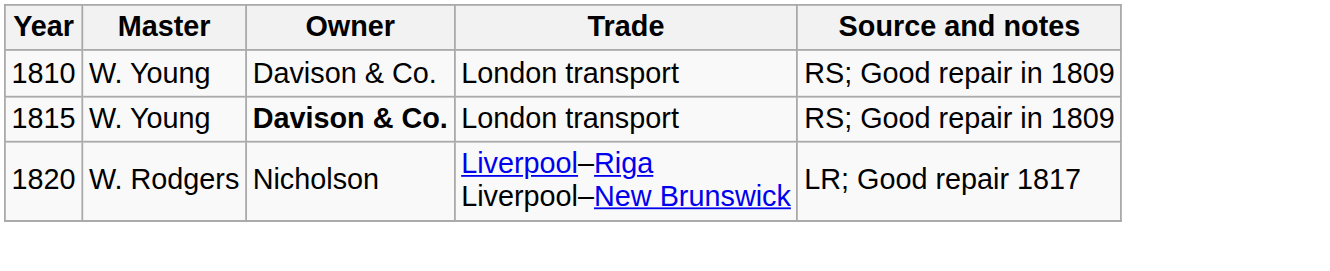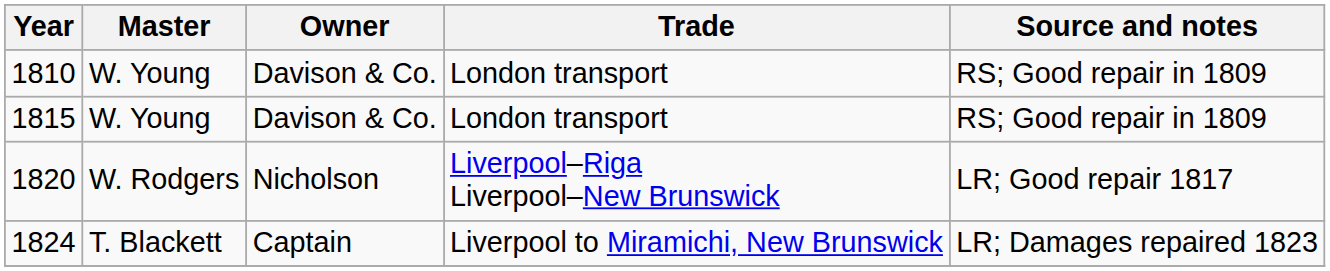(350, 118) bold -> (345, 118) normal
+ row: (44, 242)
